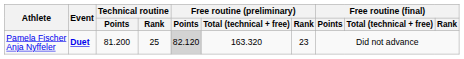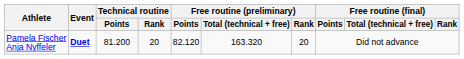(154, 43) 25 -> (154, 43) 20
(186, 43) lightgrey background -> (186, 43) no background
(304, 43) 23 -> (304, 43) 20
